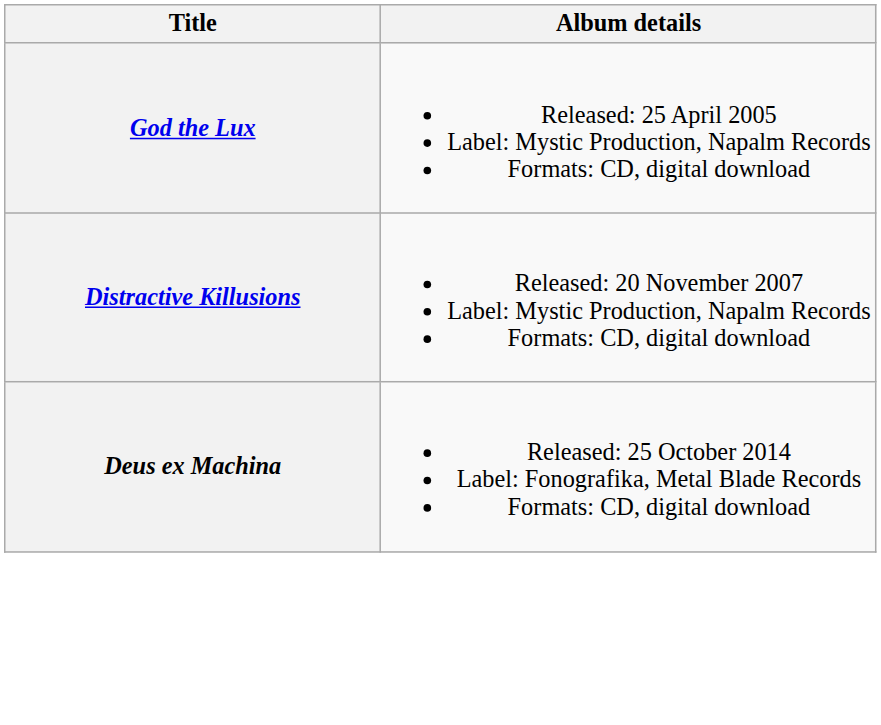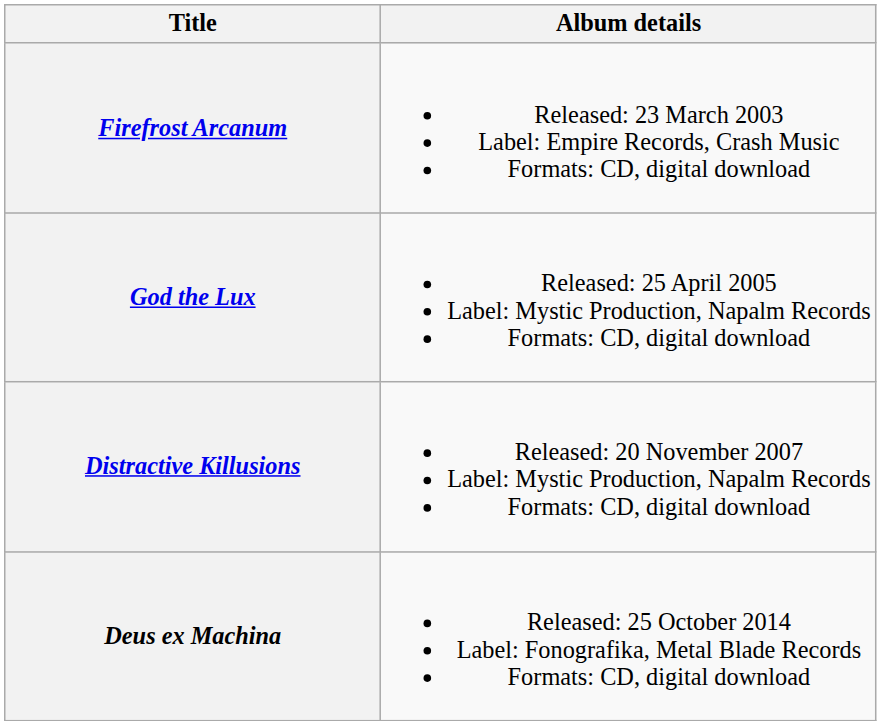+ row: (193, 127)
